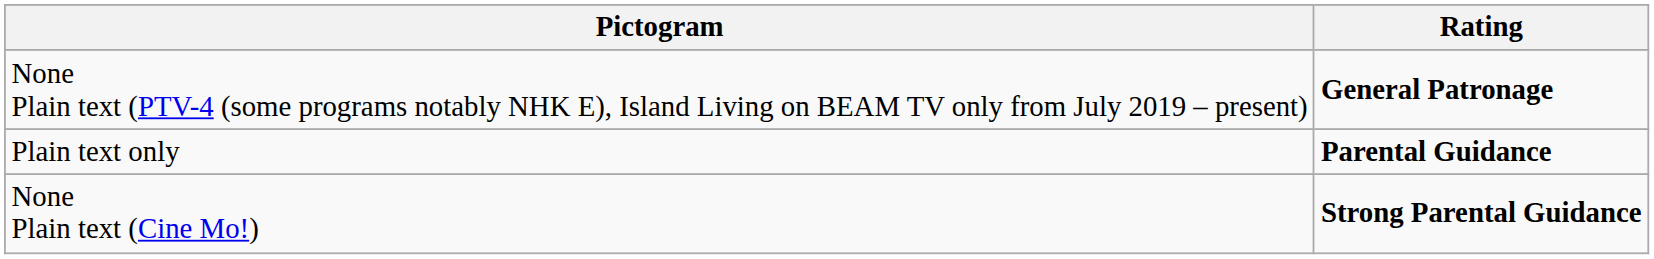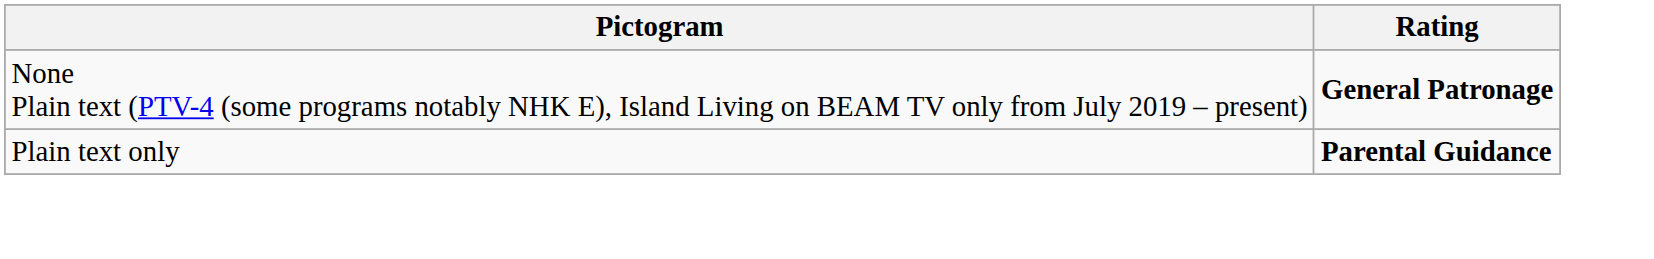- row: (135, 212)
